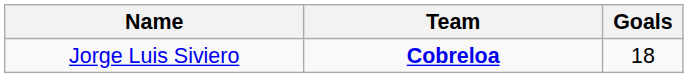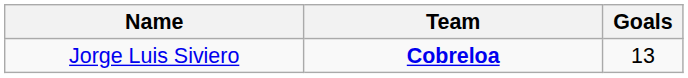(643, 56) 18 -> (643, 56) 13
